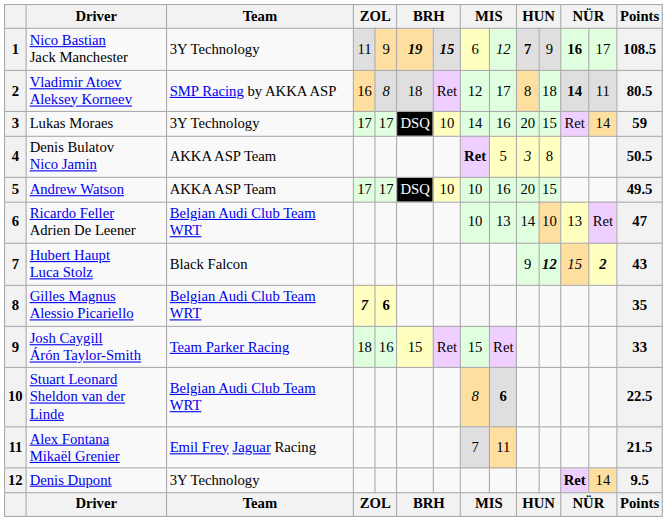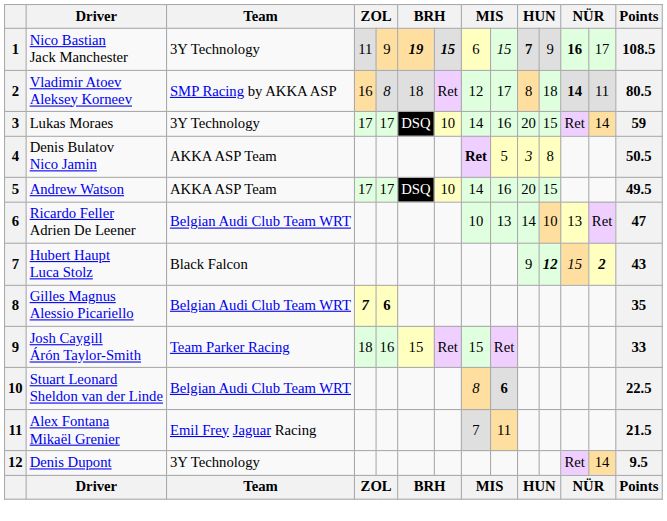(503, 49) 12 -> (504, 49) 15
(475, 189) 10 -> (476, 189) 14
(575, 479) bold -> (575, 462) normal
